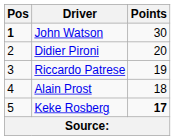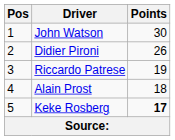(10, 33) bold -> (10, 33) normal
(160, 51) 20 -> (160, 51) 26
